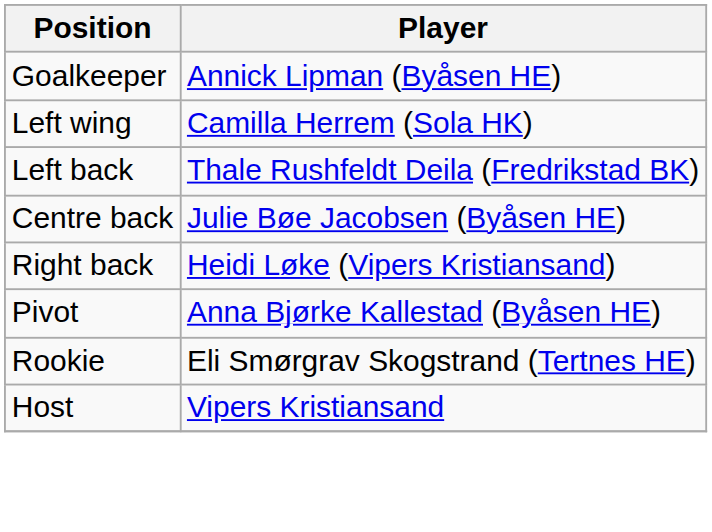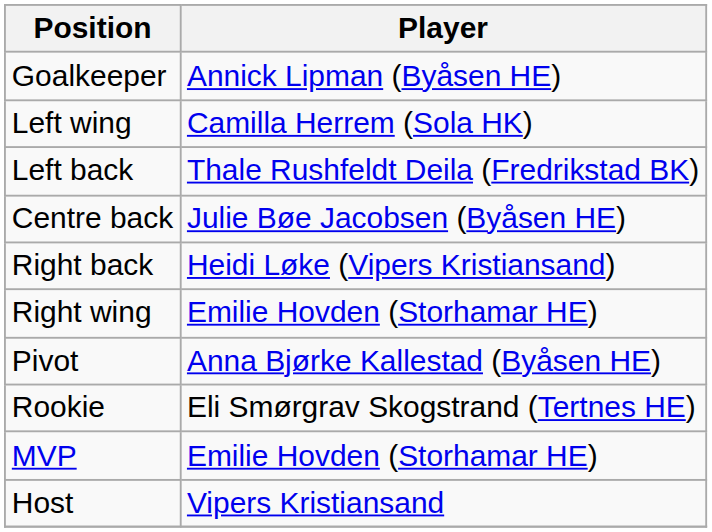+ row: (82, 312)
+ row: (44, 455)
